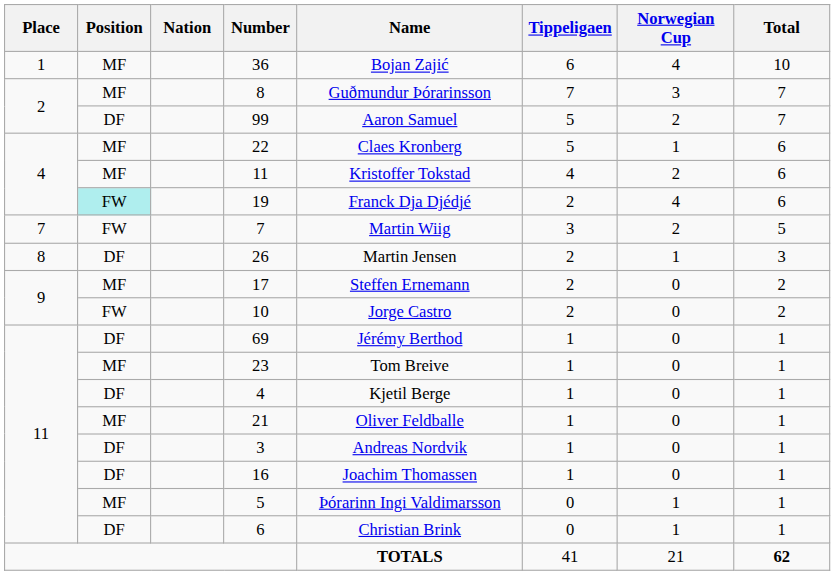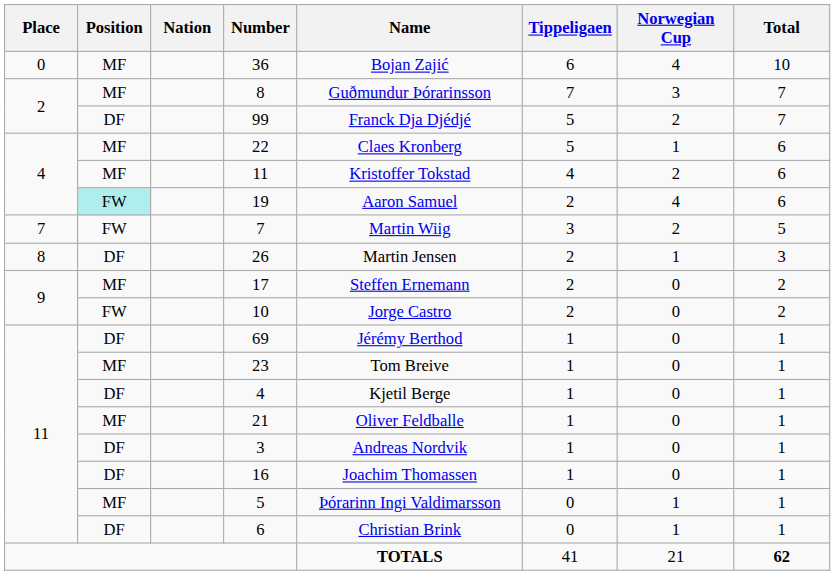(41, 65) 1 -> (41, 65) 0
(410, 119) Aaron Samuel -> (410, 119) Franck Dja Djédjé
(410, 201) Franck Dja Djédjé -> (410, 201) Aaron Samuel
